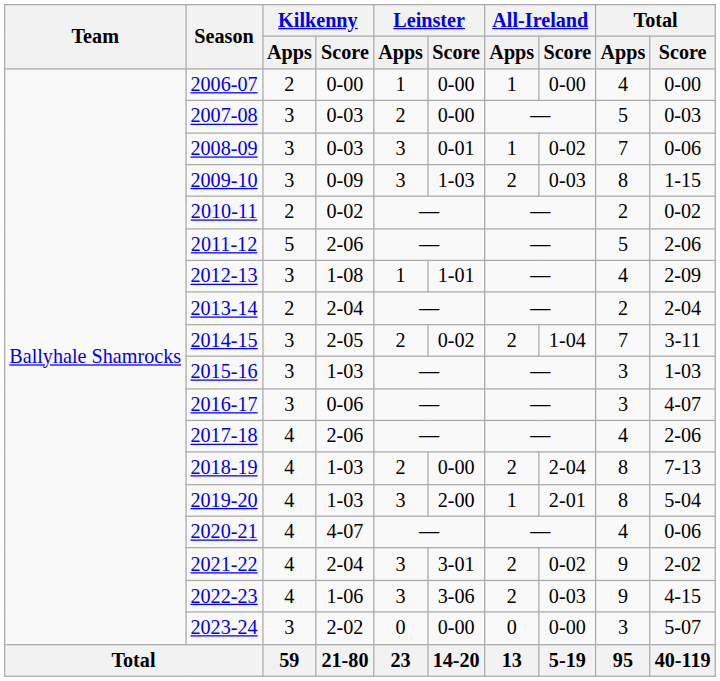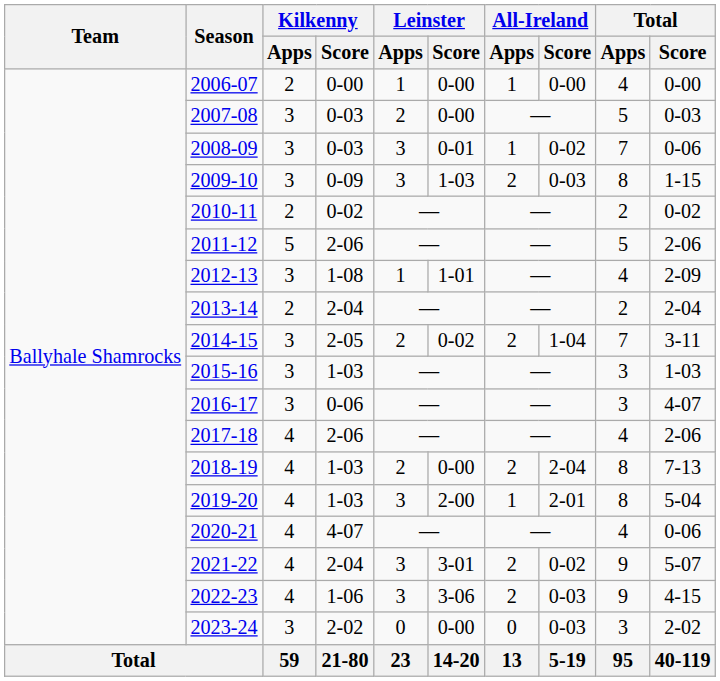(683, 564) 2-02 -> (683, 564) 5-07
(567, 627) 0-00 -> (567, 627) 0-03
(683, 627) 5-07 -> (683, 627) 2-02
